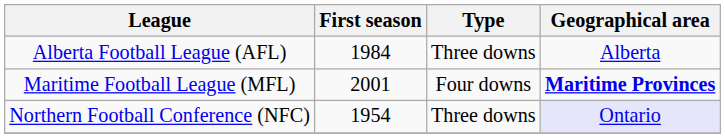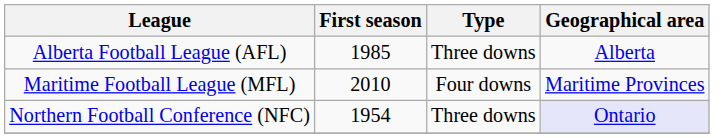(370, 52) 1984 -> (370, 52) 1985
(370, 84) 2001 -> (370, 84) 2010
(630, 84) bold -> (625, 84) normal
